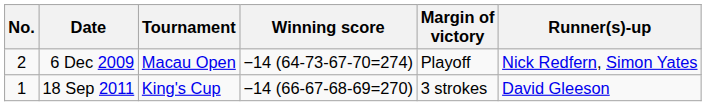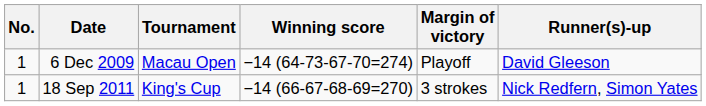(22, 62) 2 -> (22, 62) 1
(600, 62) Nick Redfern, Simon Yates -> (556, 62) David Gleeson
(556, 88) David Gleeson -> (600, 88) Nick Redfern, Simon Yates
